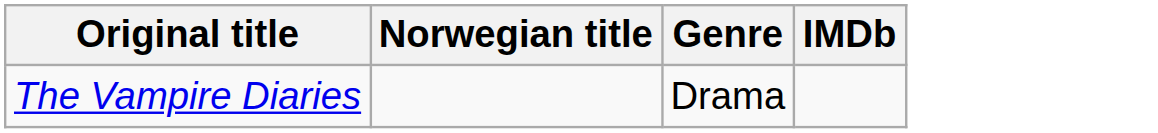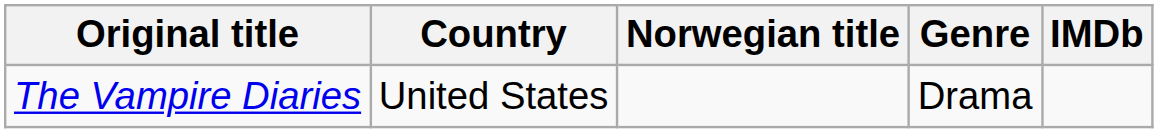+ column: (494, 34)
